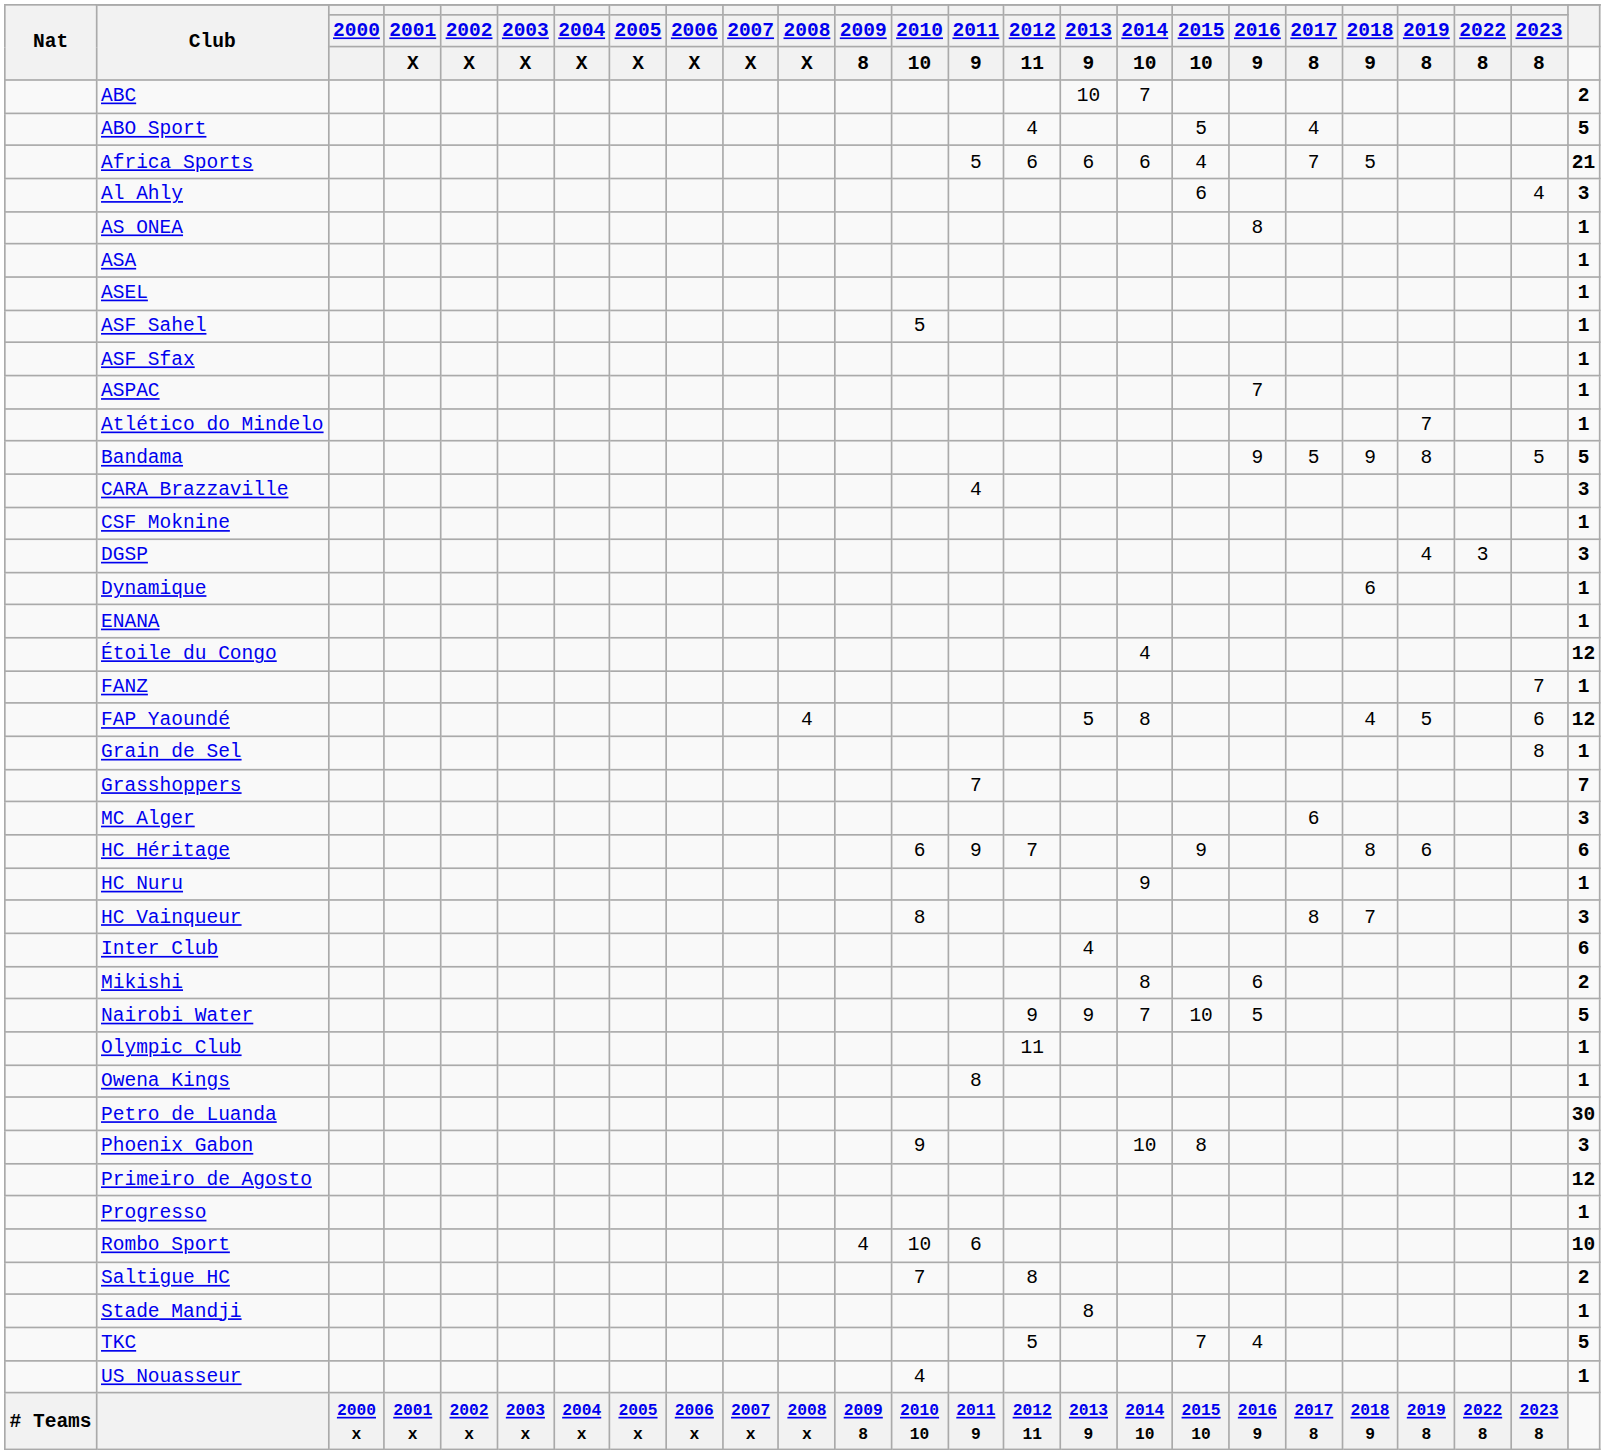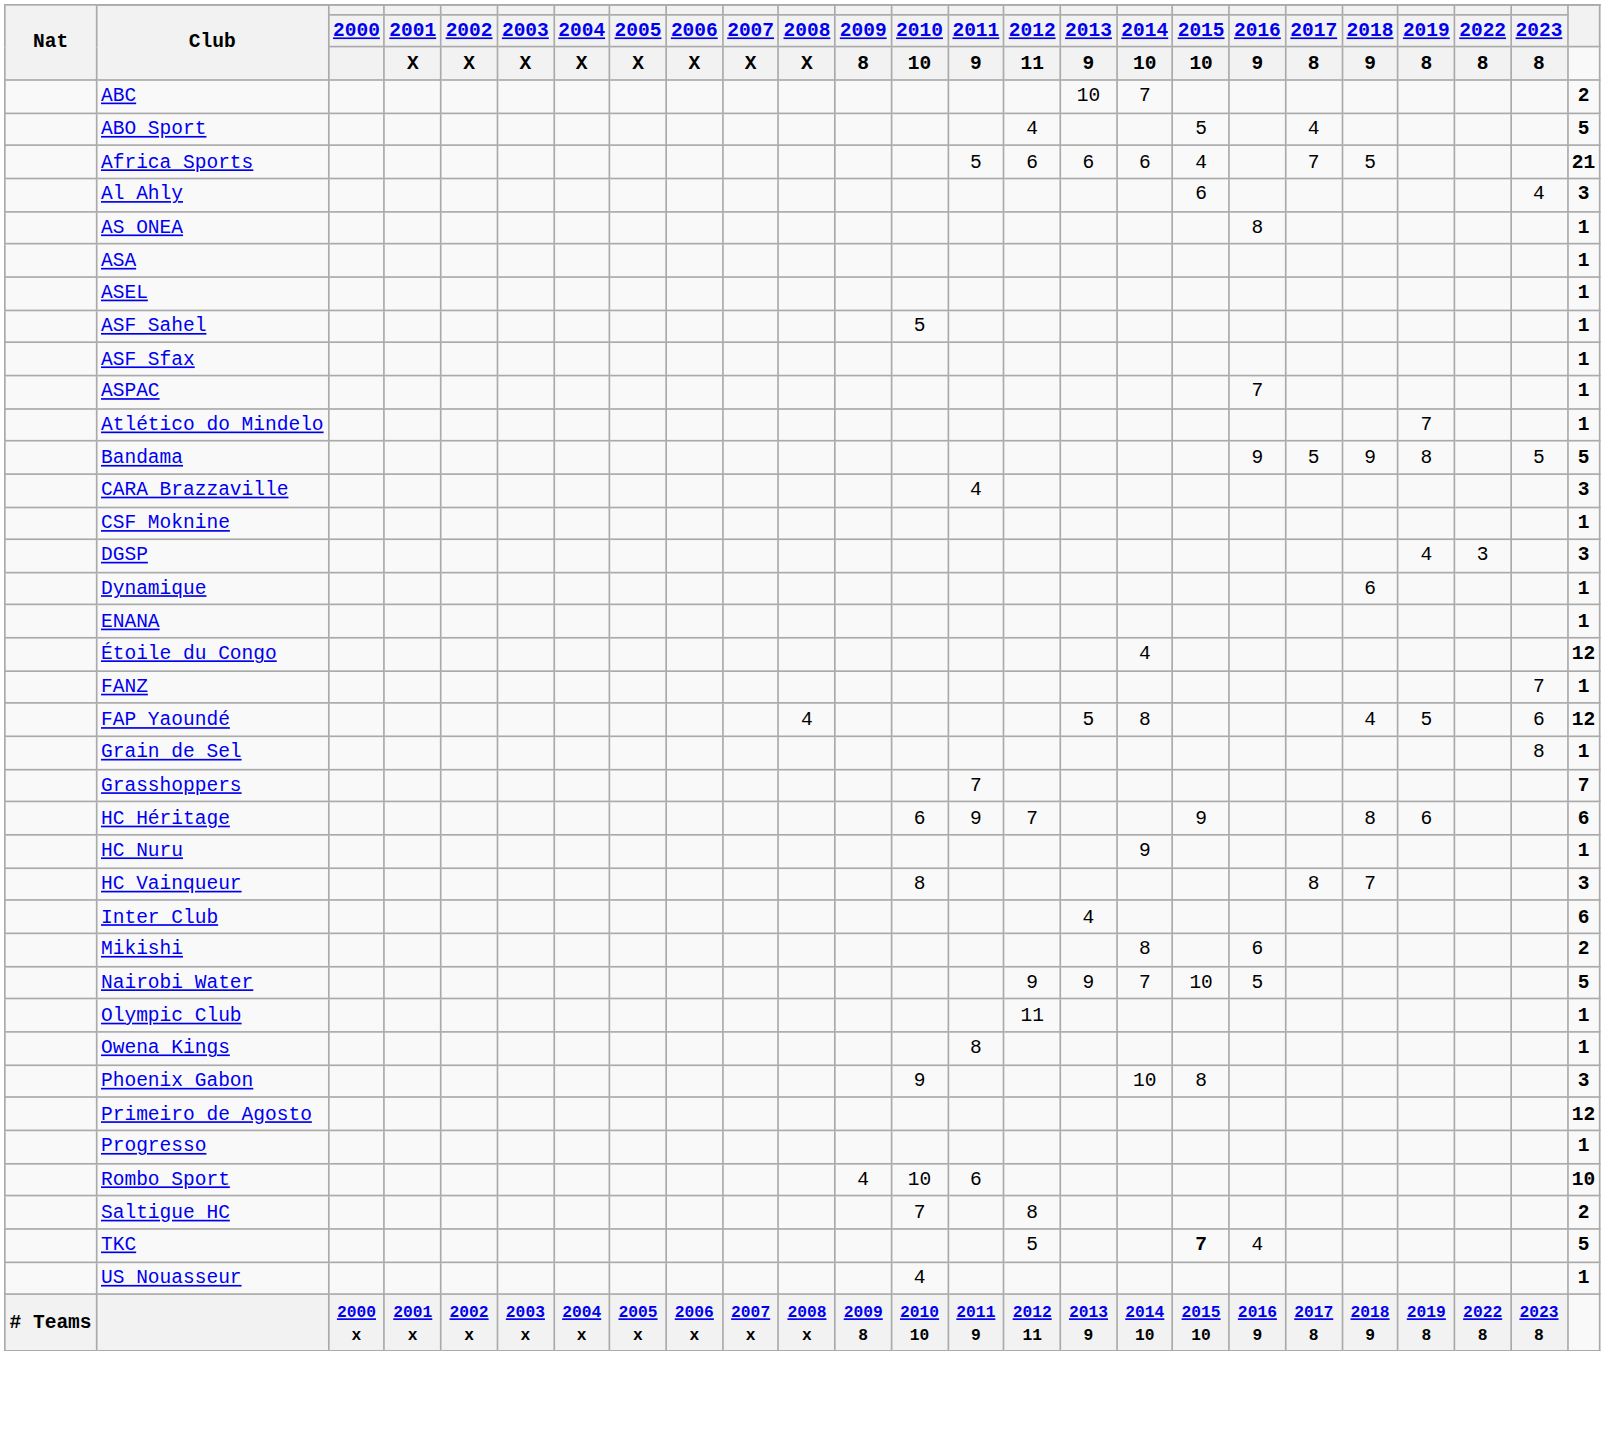- row: (148, 818)
- row: (189, 1114)
- row: (171, 1311)
(1201, 1343) normal -> (1201, 1245) bold
